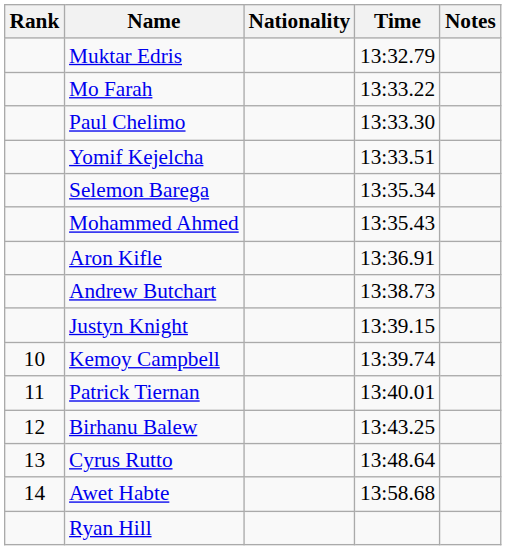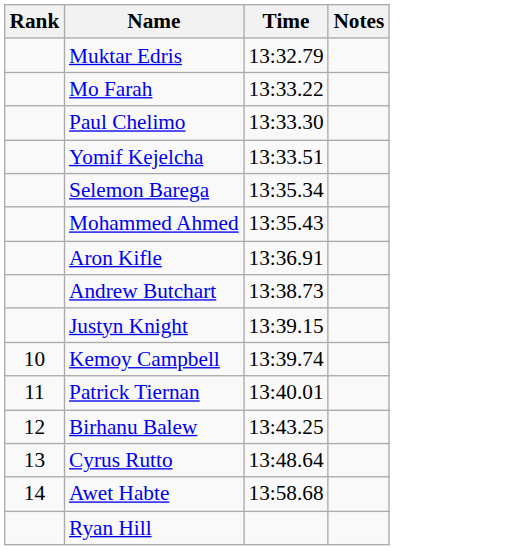- column: (299, 21)
